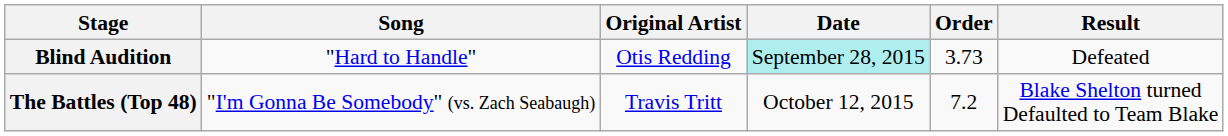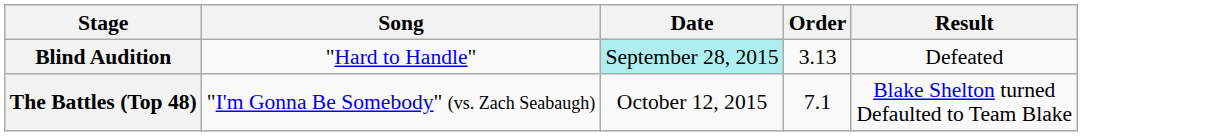- column: (673, 22)
(964, 56) 3.73 -> (818, 56) 3.13
(964, 102) 7.2 -> (818, 102) 7.1
